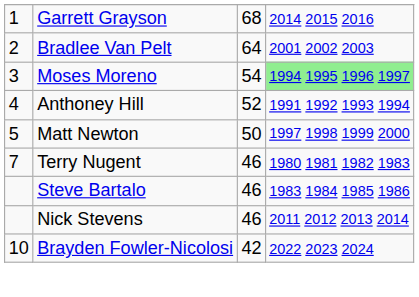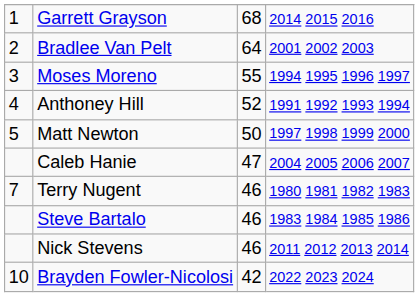(251, 76) 54 -> (251, 76) 55
(340, 76) lightgreen background -> (340, 76) no background
+ row: (87, 162)
